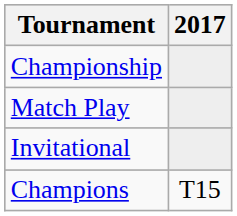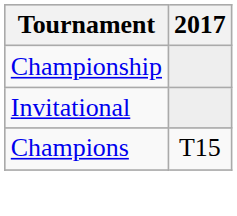- row: (70, 107)
